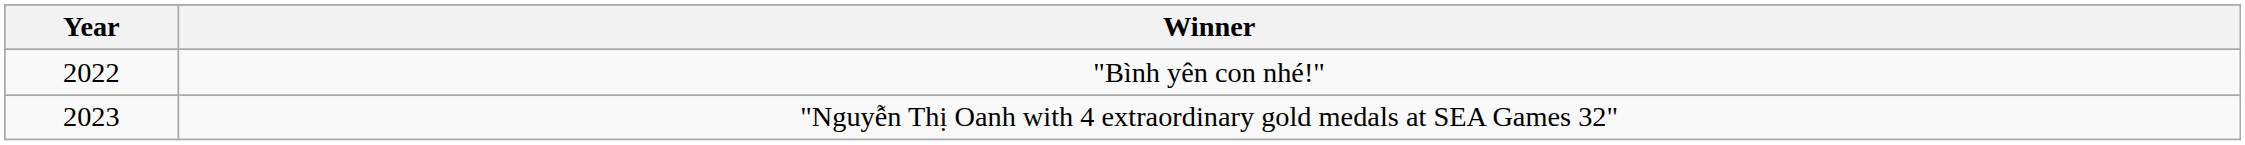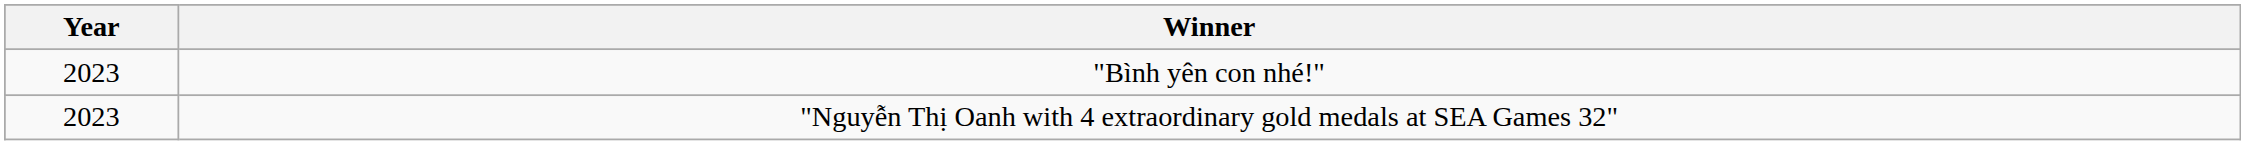(91, 71) 2022 -> (91, 71) 2023
